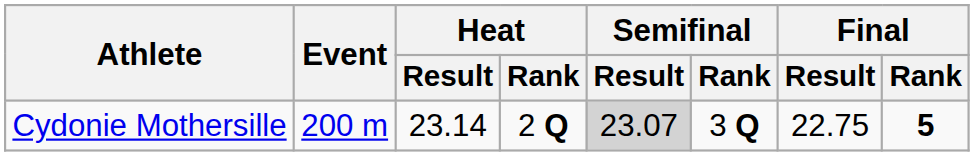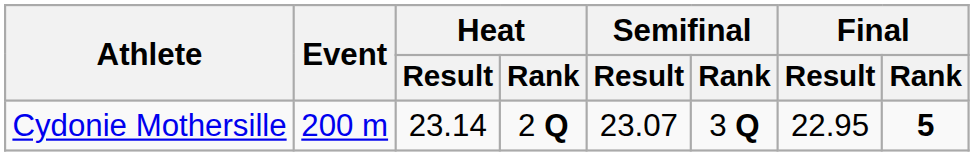(639, 126) lightgrey background -> (639, 126) no background
(830, 126) 22.75 -> (830, 126) 22.95
